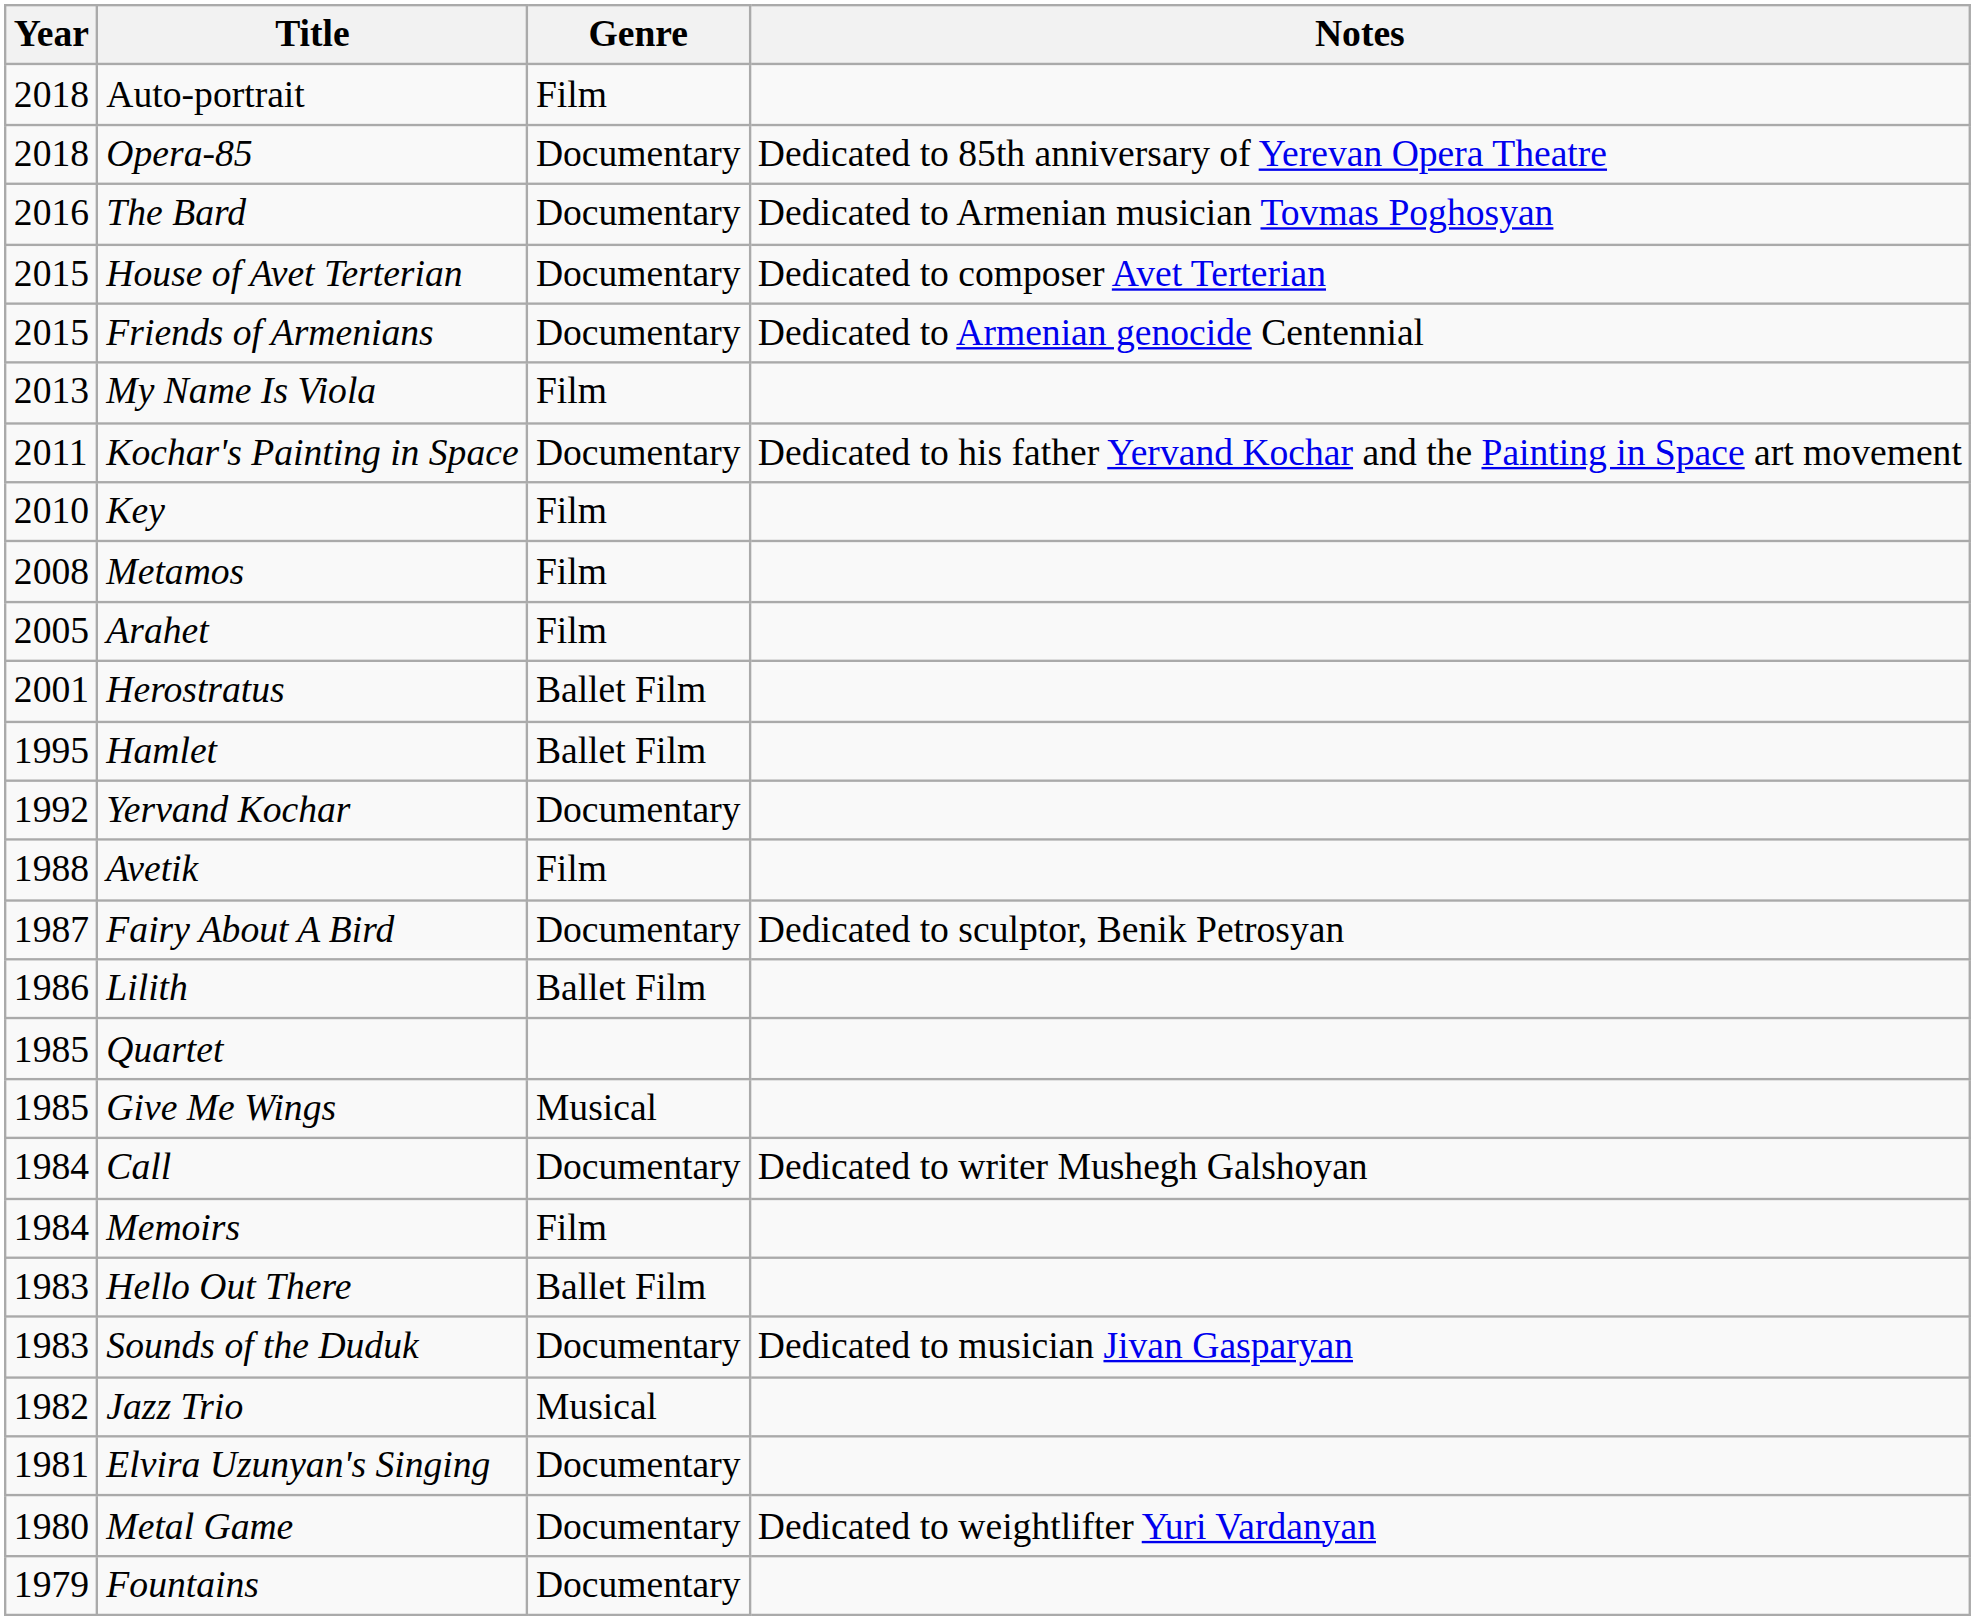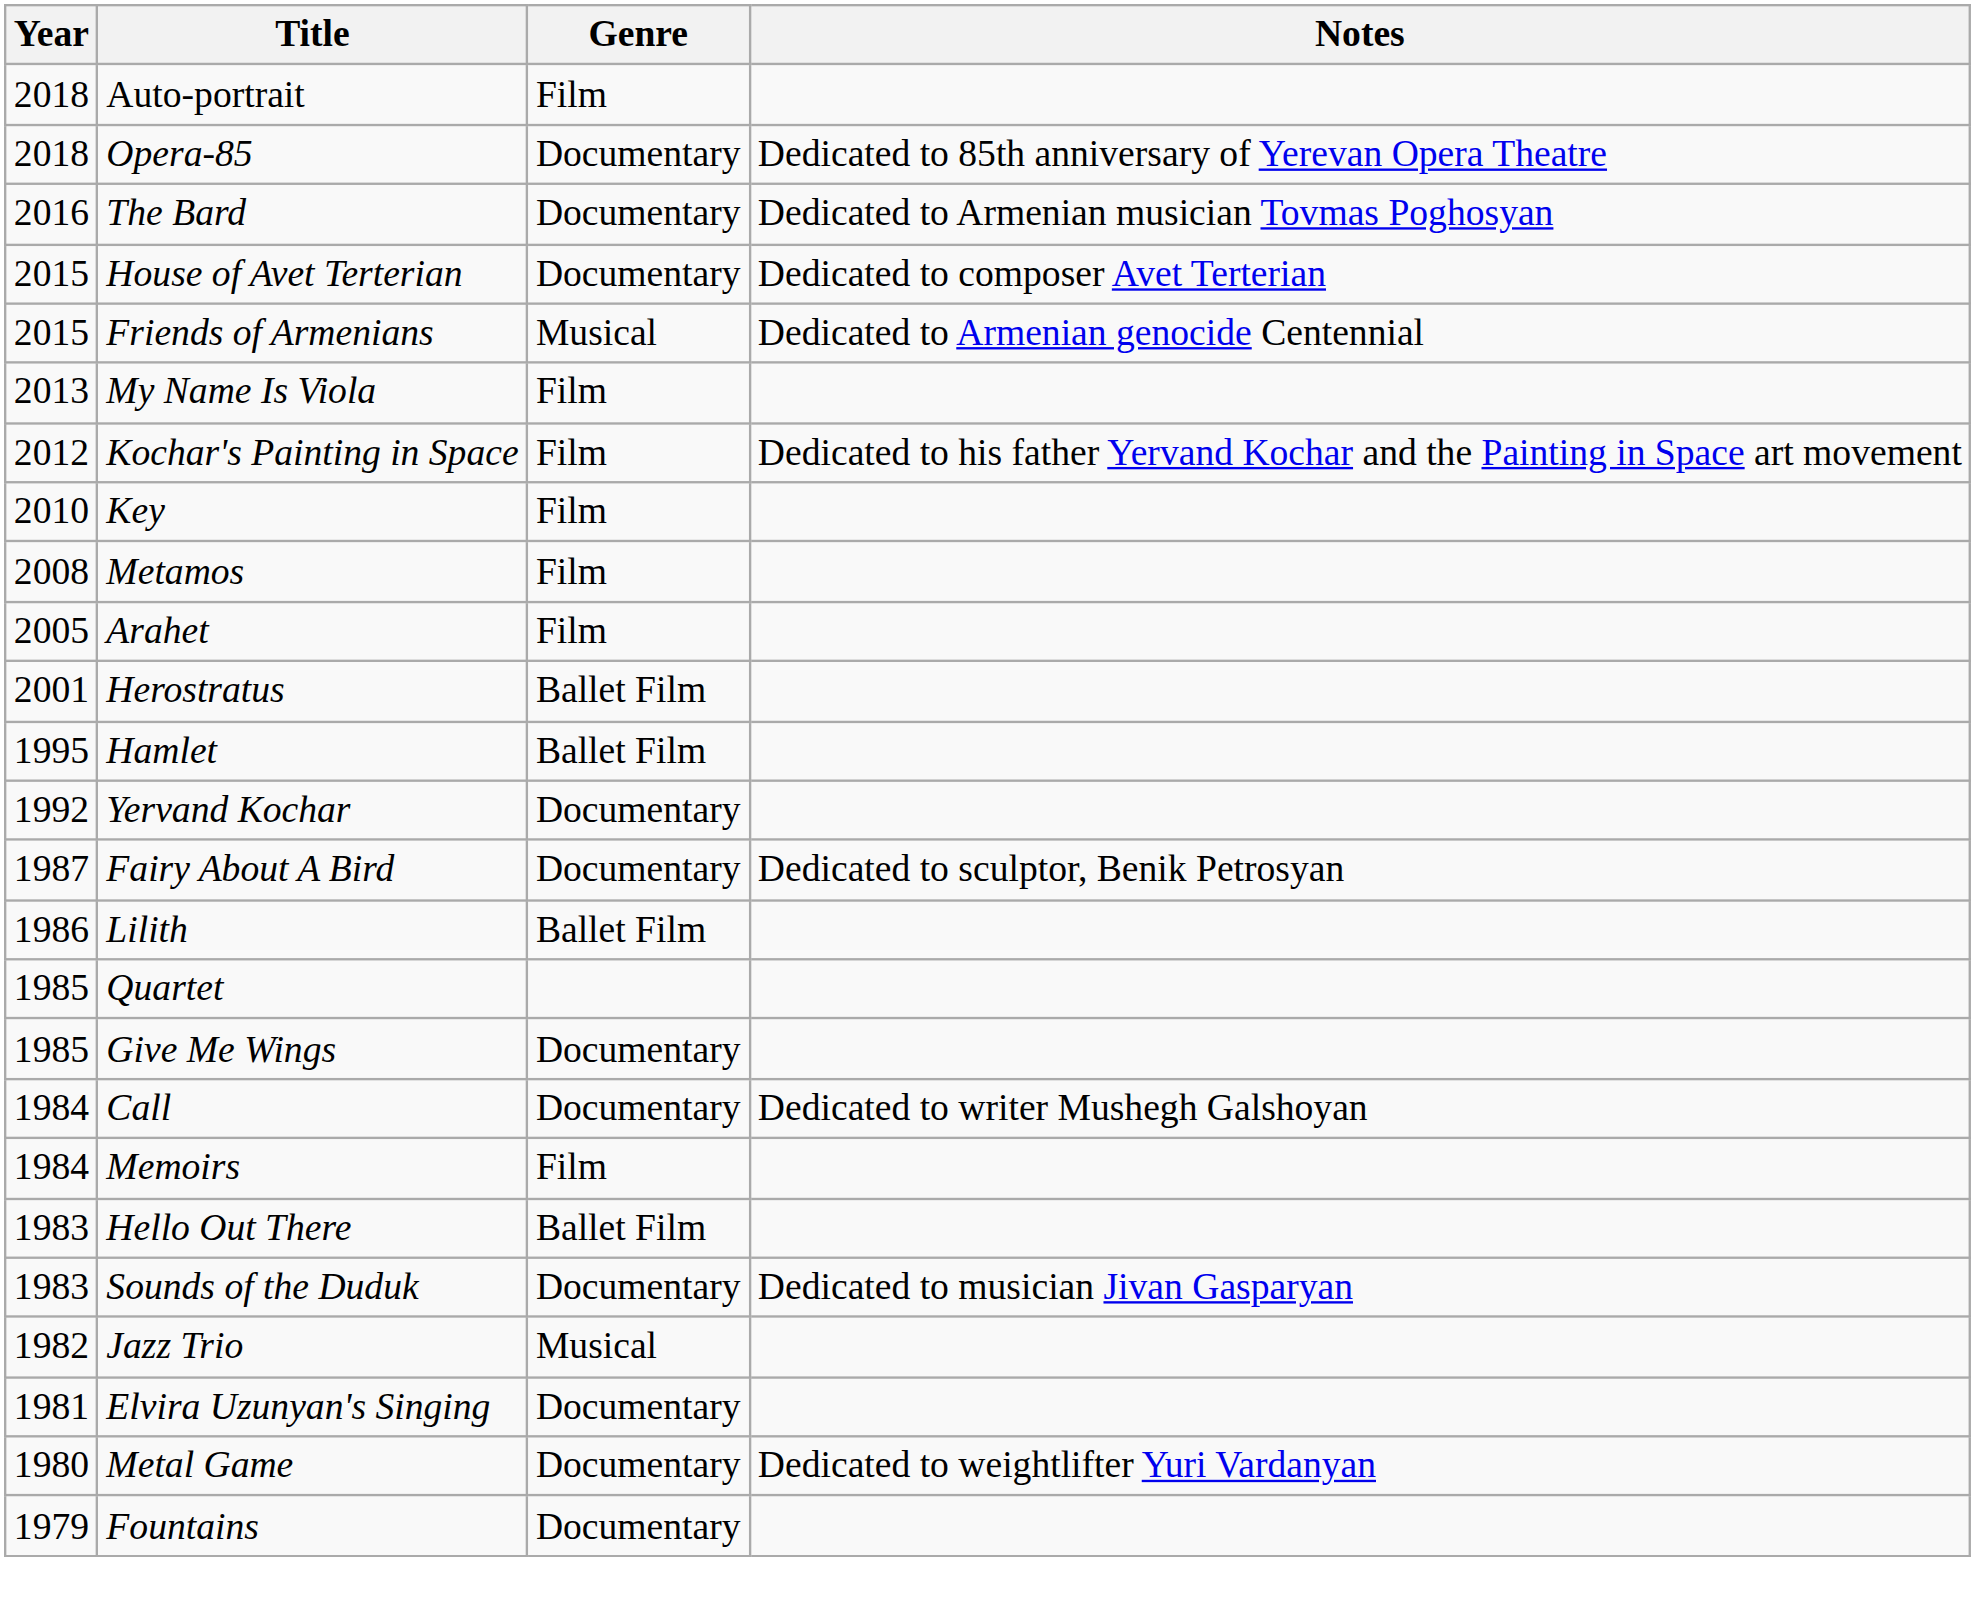(638, 332) Documentary -> (596, 332) Musical
(51, 451) 2011 -> (51, 451) 2012
(638, 451) Documentary -> (571, 451) Film
- row: (152, 869)
(596, 1107) Musical -> (638, 1048) Documentary
